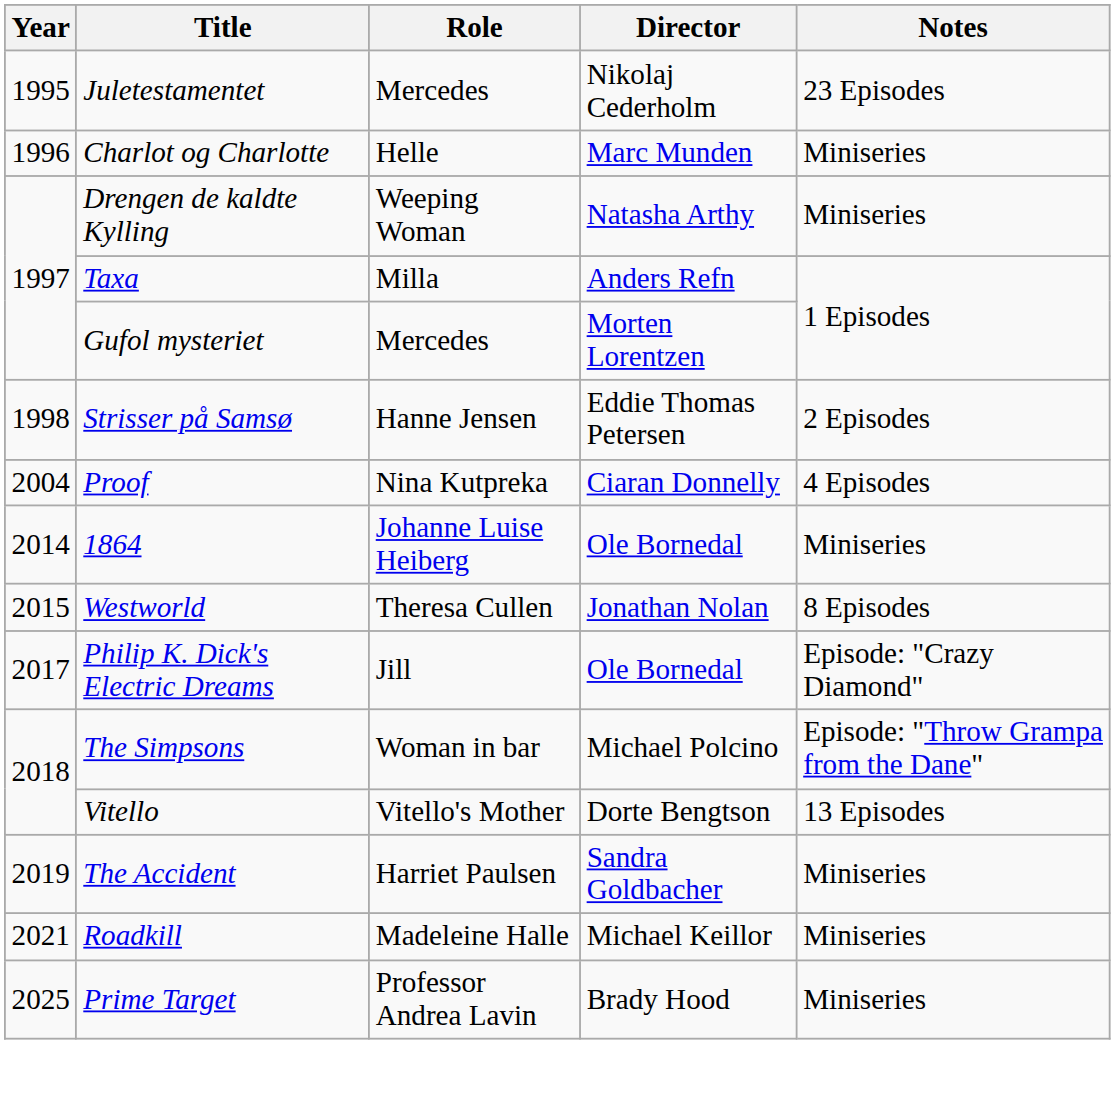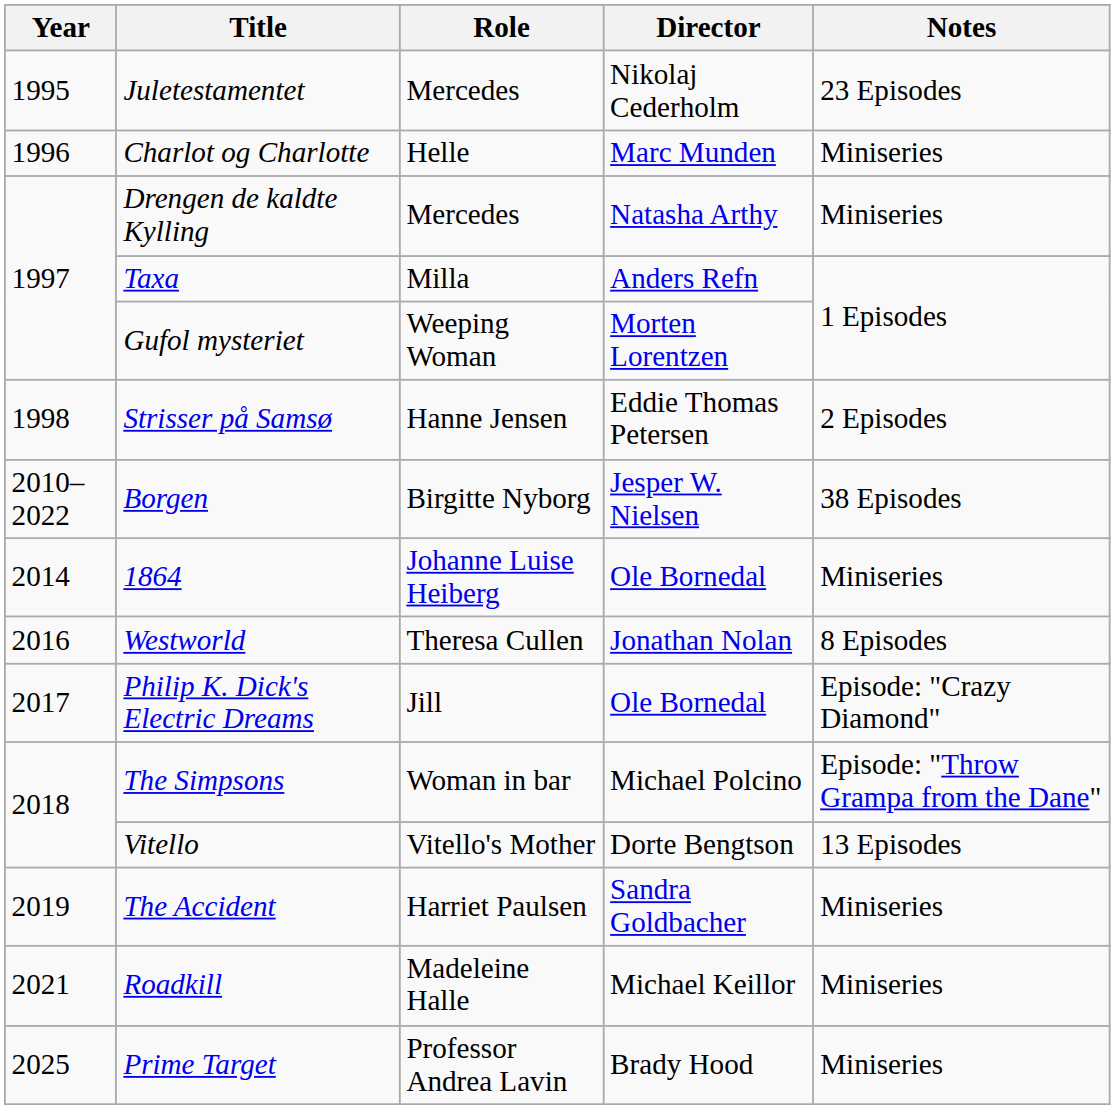(427, 215) Weeping Woman -> (463, 215) Mercedes
(432, 340) Mercedes -> (458, 340) Weeping Woman
- row: (116, 481)
+ row: (166, 498)
(41, 607) 2015 -> (41, 639) 2016
